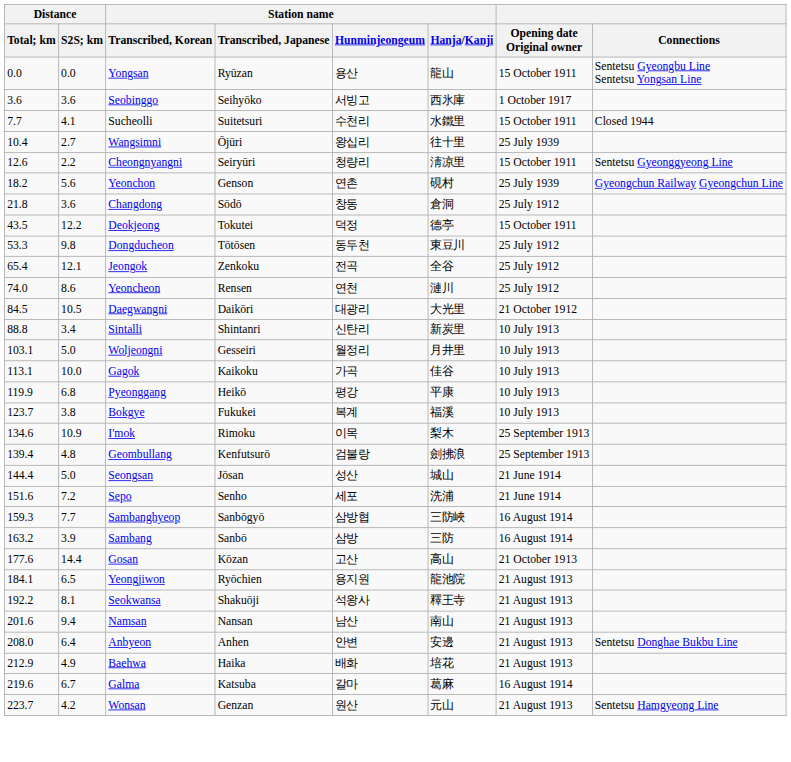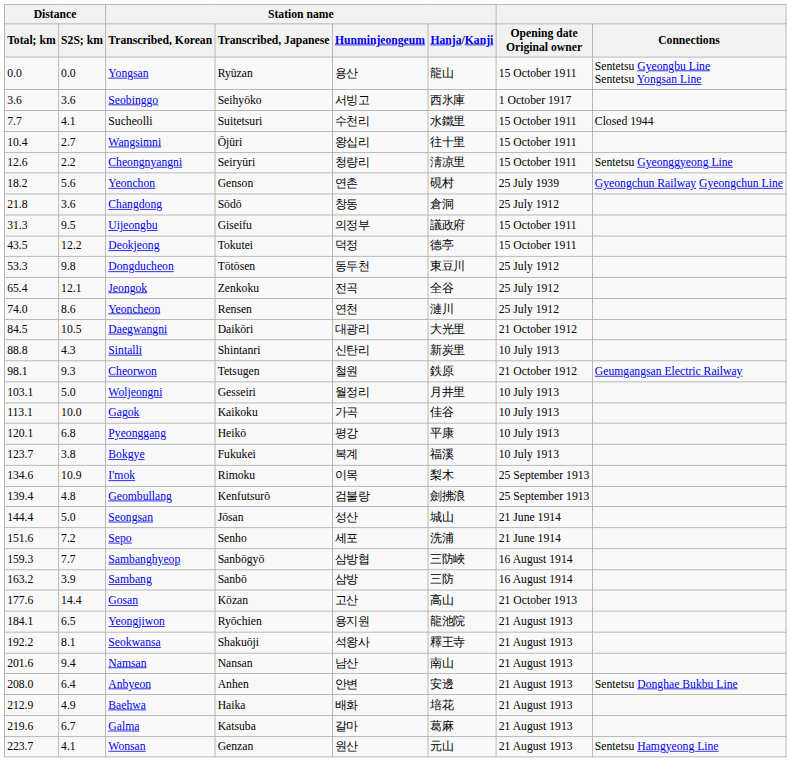(529, 142) 25 July 1939 -> (538, 142) 15 October 1911
+ row: (133, 225)
(68, 330) 3.4 -> (68, 350) 4.3
+ row: (133, 371)
(20, 392) 119.9 -> (20, 434) 120.1
(536, 684) 16 August 1914 -> (536, 726) 21 August 1913
(68, 705) 4.2 -> (68, 747) 4.1
